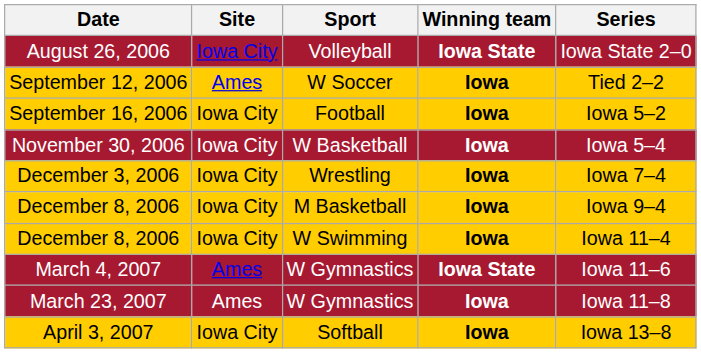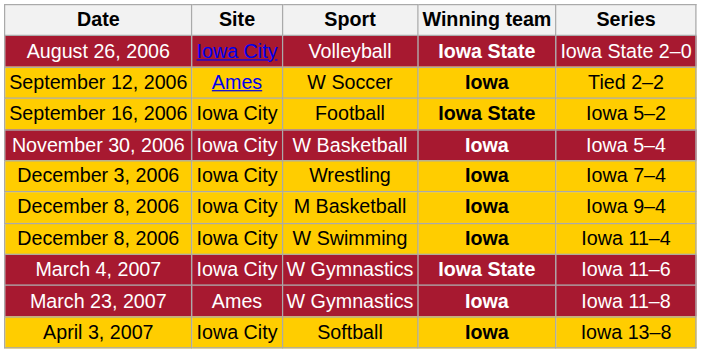(487, 113) Iowa -> (487, 113) Iowa State
(237, 269) Ames -> (237, 269) Iowa City
